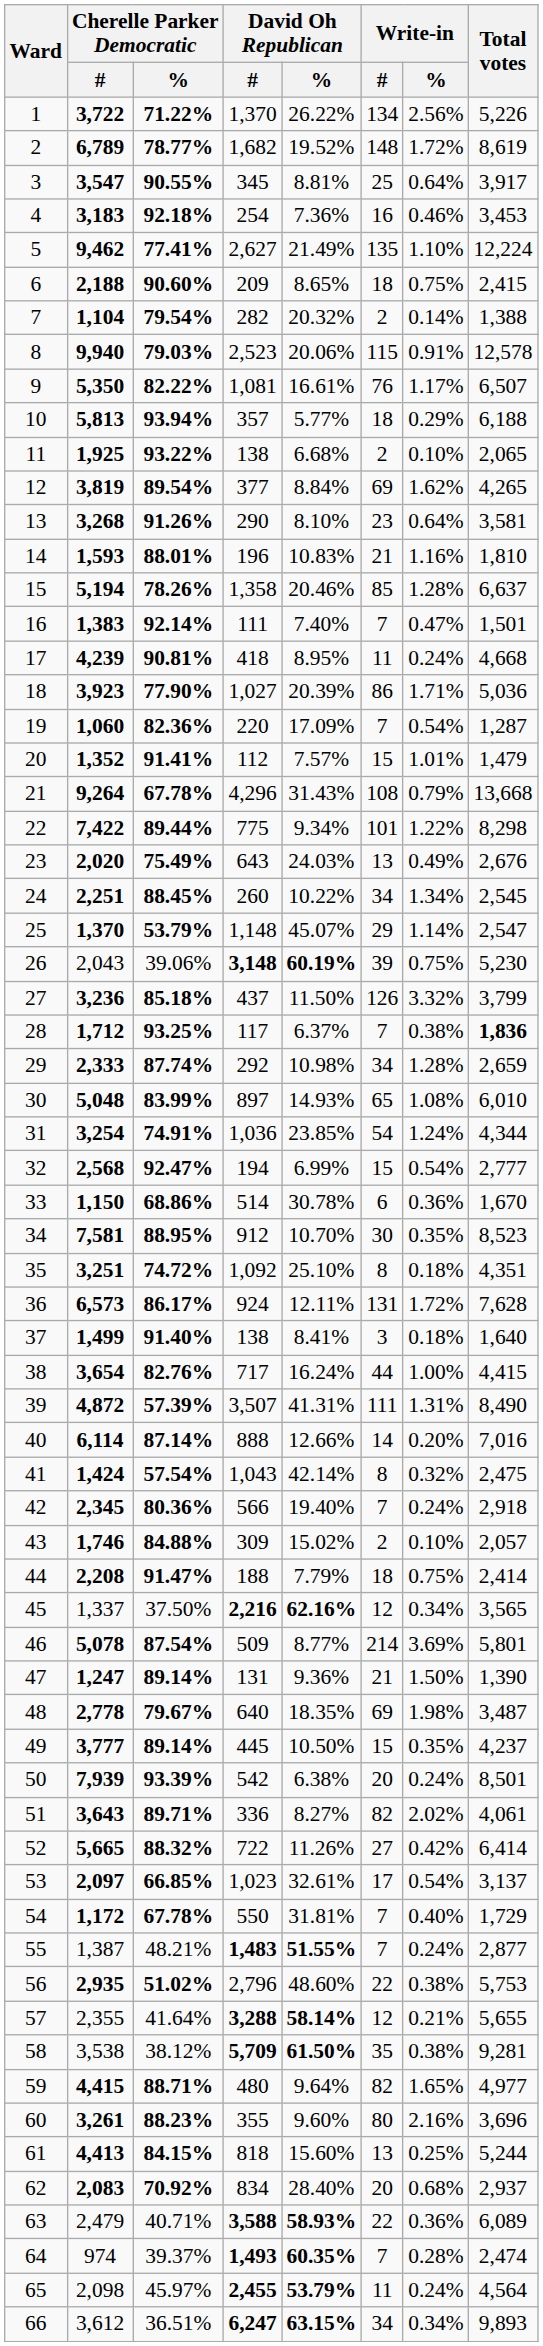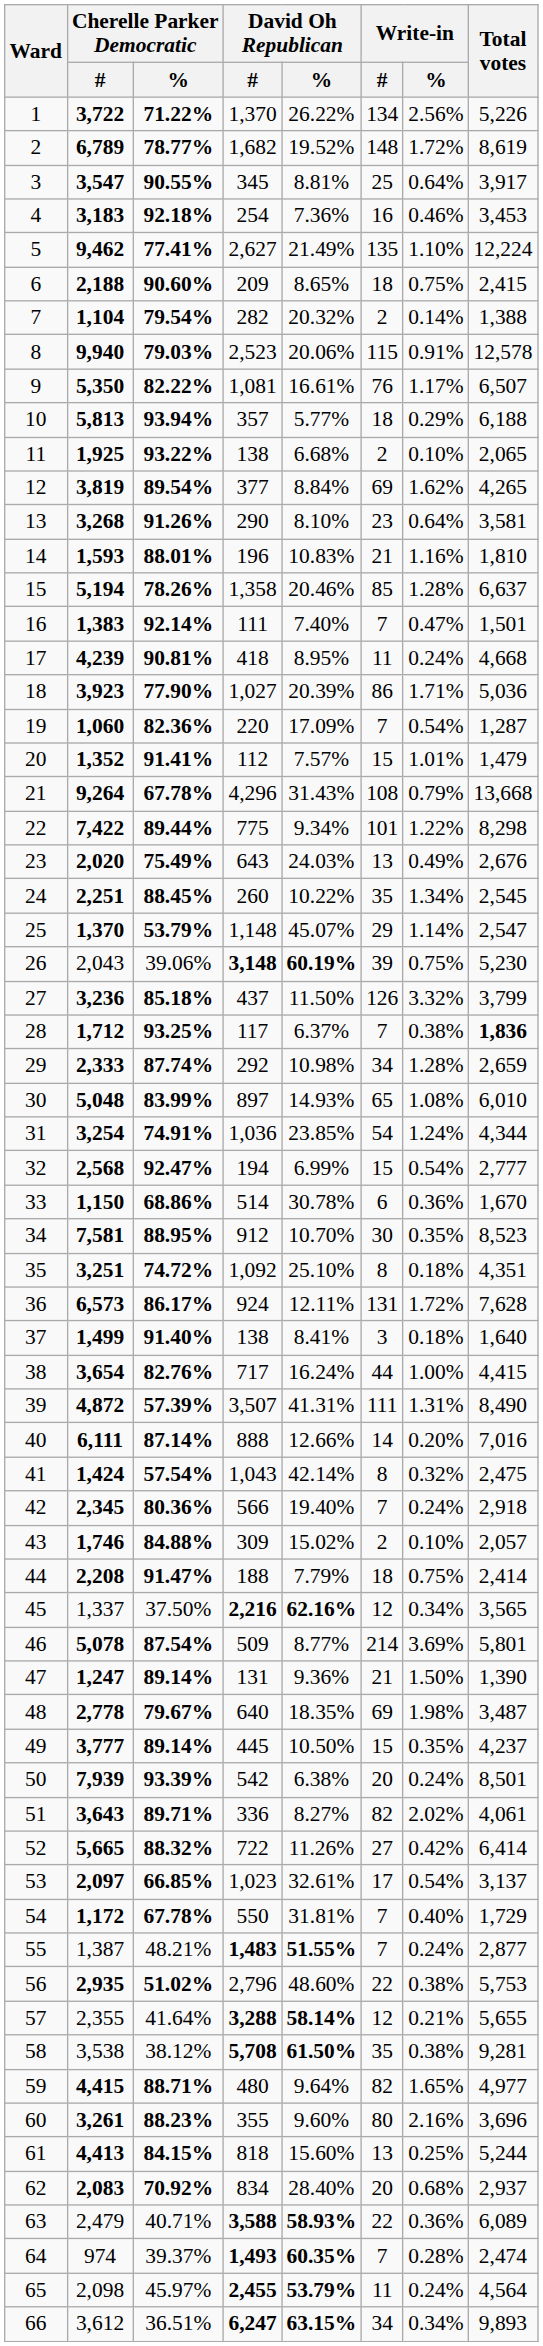(382, 895) 34 -> (382, 895) 35
(100, 1439) 6,114 -> (100, 1439) 6,111
(253, 2051) 5,709 -> (253, 2051) 5,708
